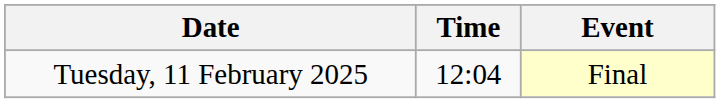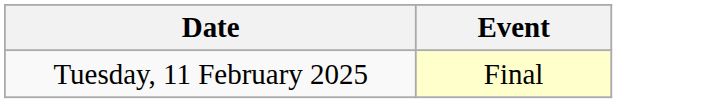- column: (468, 27)
